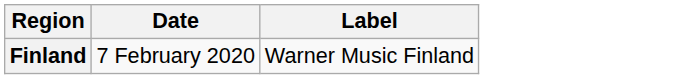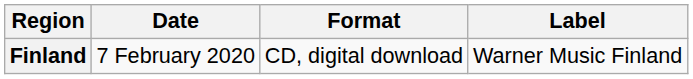+ column: (364, 21)
